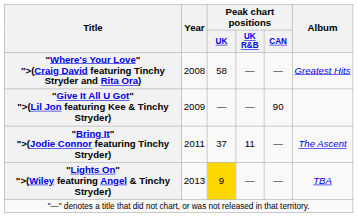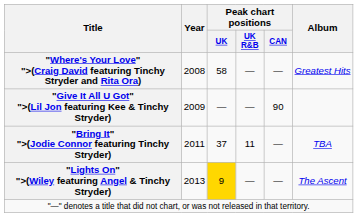(323, 144) The Ascent -> (323, 144) TBA
(323, 181) TBA -> (323, 181) The Ascent
